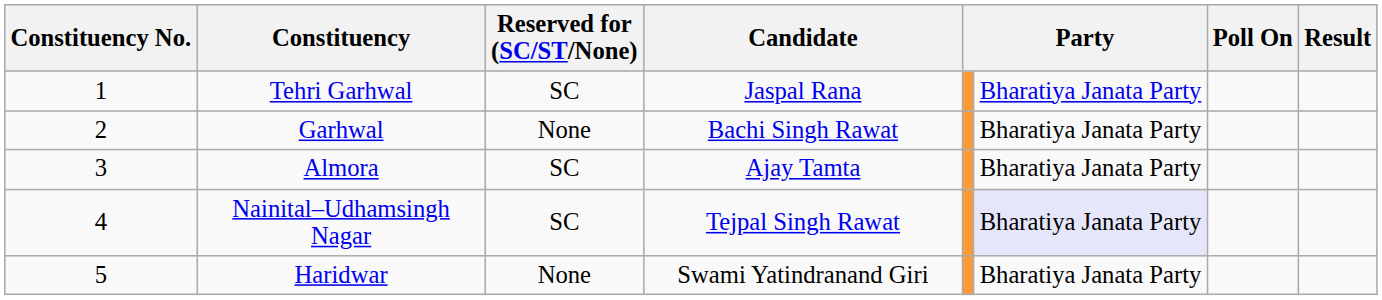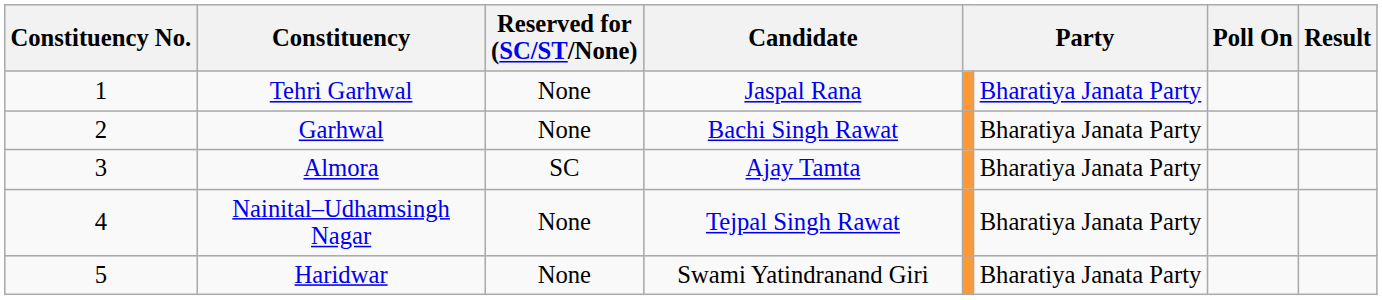(564, 90) SC -> (564, 90) None
(564, 221) SC -> (564, 221) None
(1090, 221) lavender background -> (1090, 221) no background
